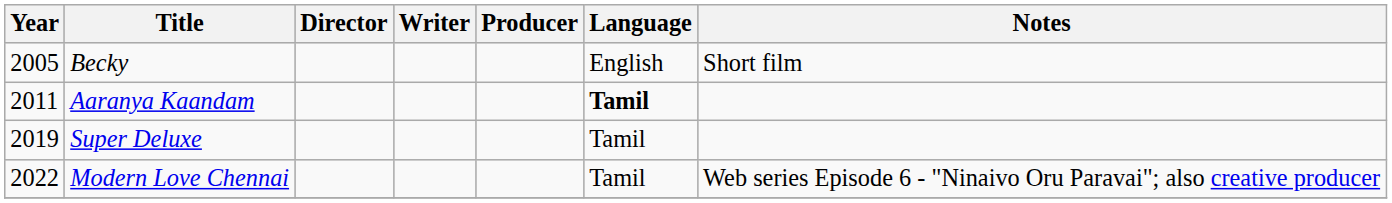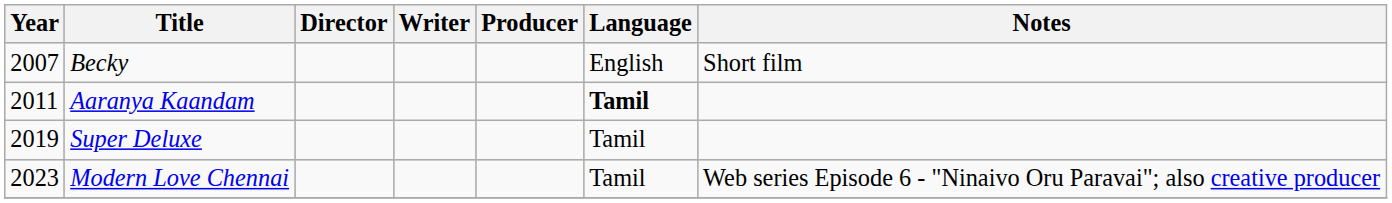(35, 62) 2005 -> (35, 62) 2007
(35, 178) 2022 -> (35, 178) 2023
